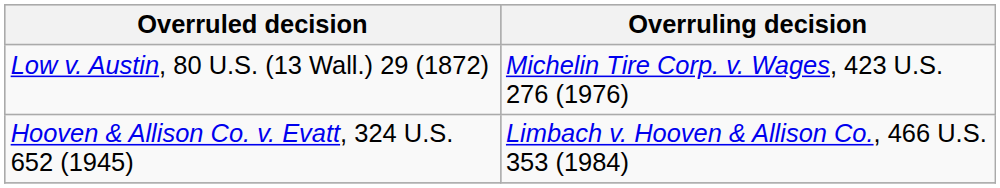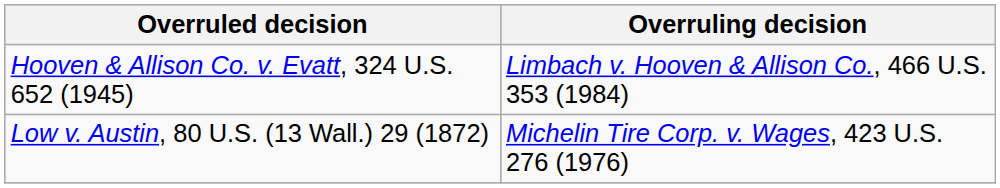rows swapped: (250, 65) <-> (232, 148)
